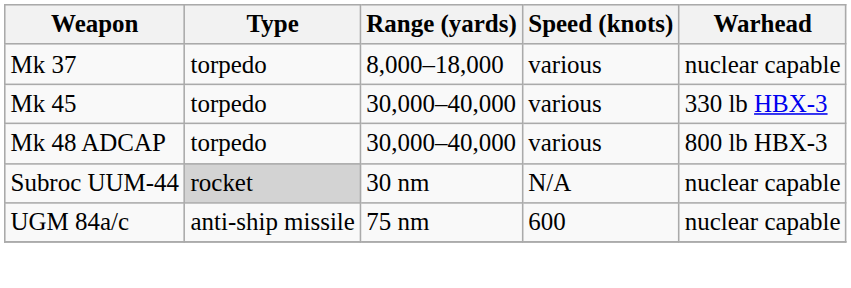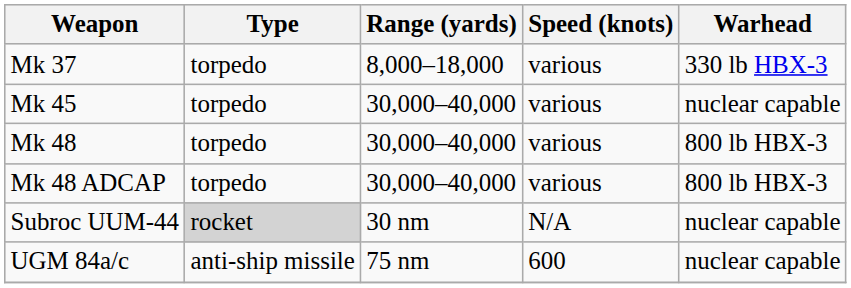(763, 63) nuclear capable -> (756, 63) 330 lb HBX-3
(756, 103) 330 lb HBX-3 -> (763, 103) nuclear capable
+ row: (43, 143)
